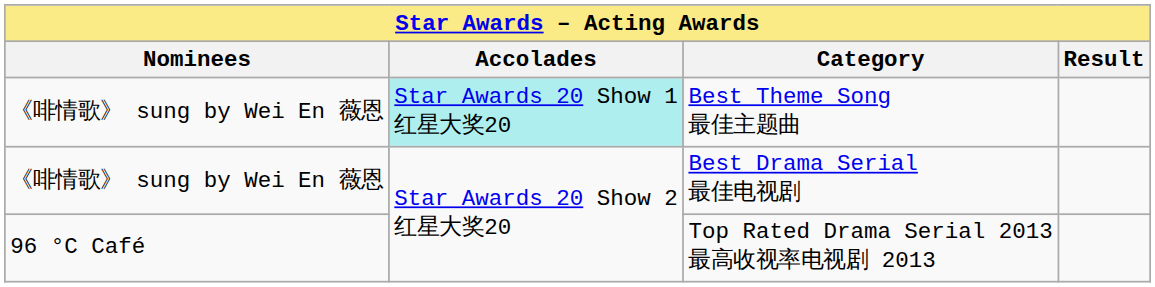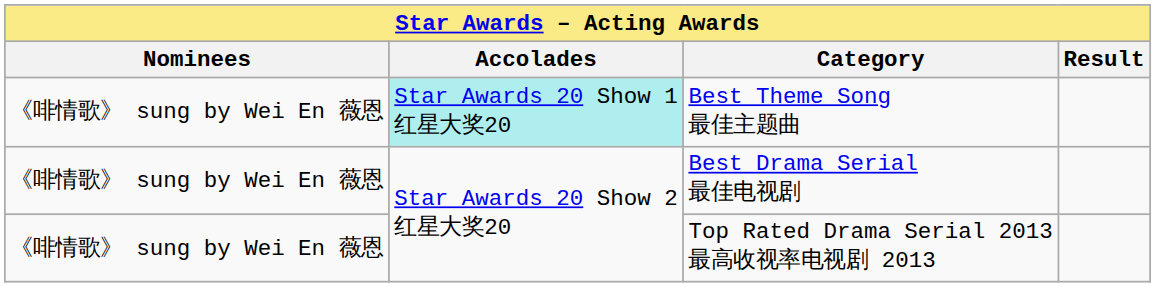(78, 248) 96 °C Café -> (197, 249) 《啡情歌》 sung by Wei En 薇恩
